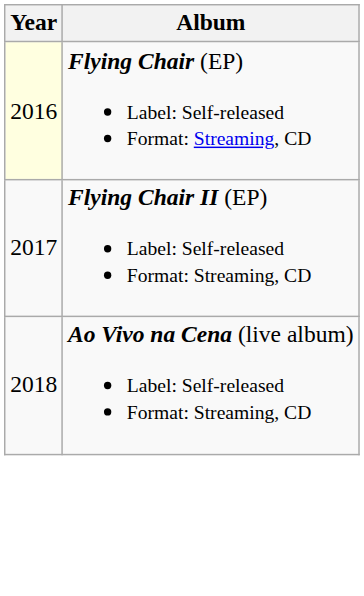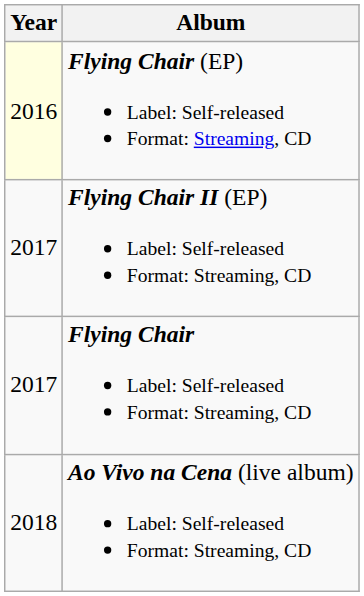+ row: (211, 373)
